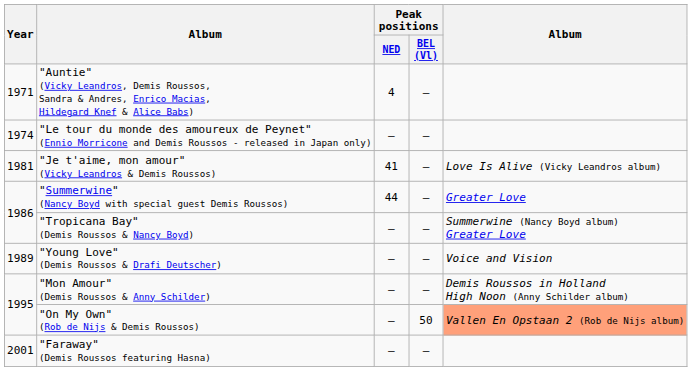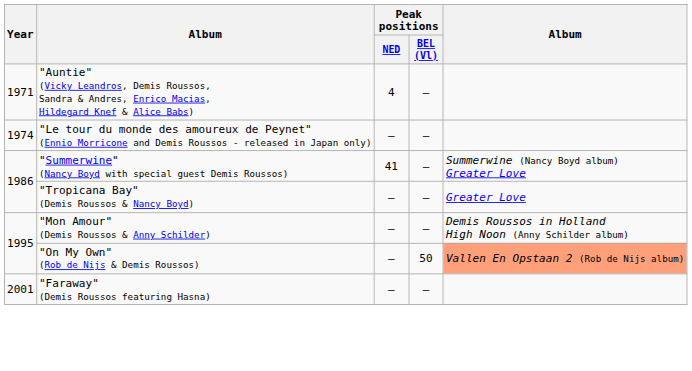- row: (128, 166)
(391, 197) 44 -> (391, 166) 41
(486, 197) Greater Love -> (532, 166) Summerwine (Nancy Boyd album) Greater Love
(532, 228) Summerwine (Nancy Boyd album) Greater Love -> (486, 197) Greater Love
- row: (130, 258)
